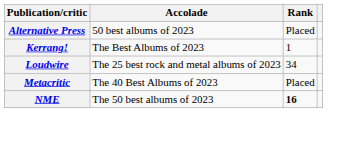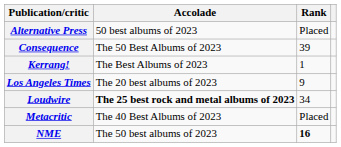+ row: (49, 47)
+ row: (49, 82)
(187, 64) normal -> (195, 99) bold
